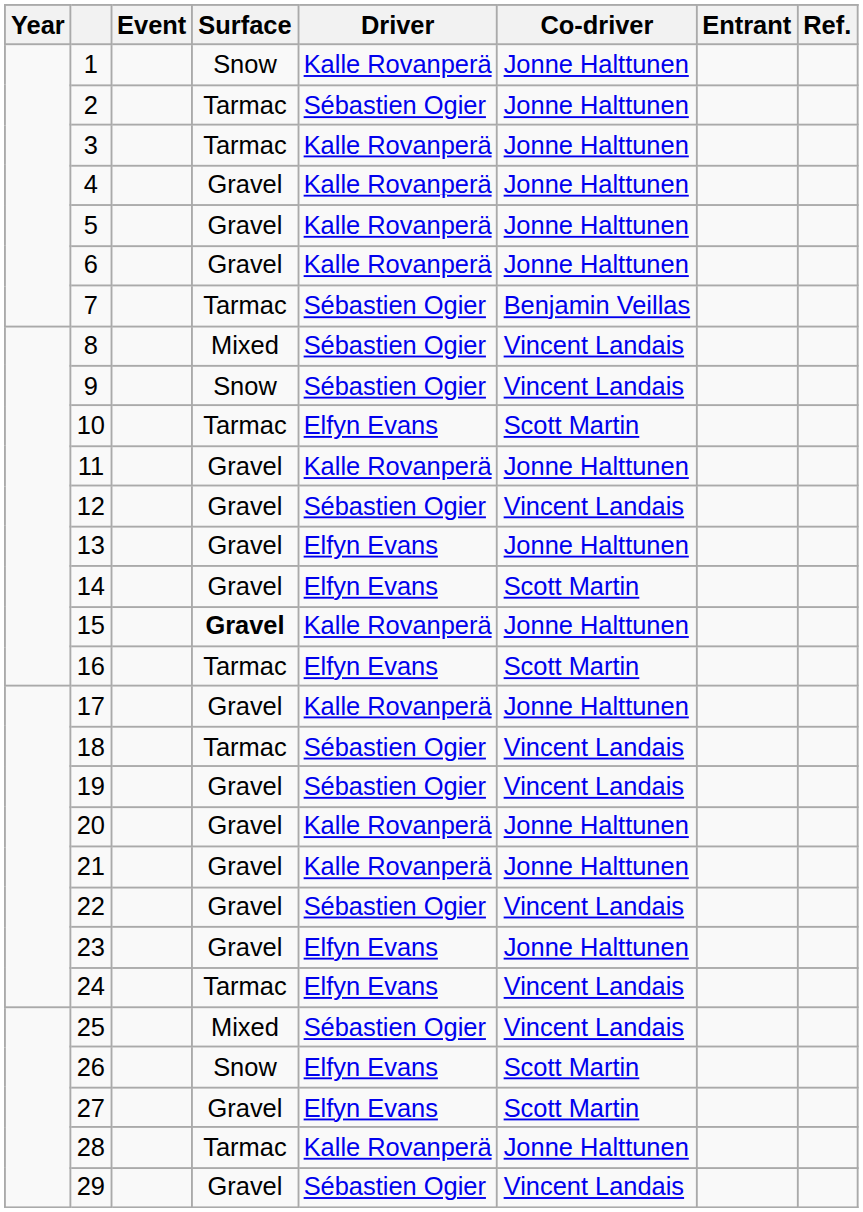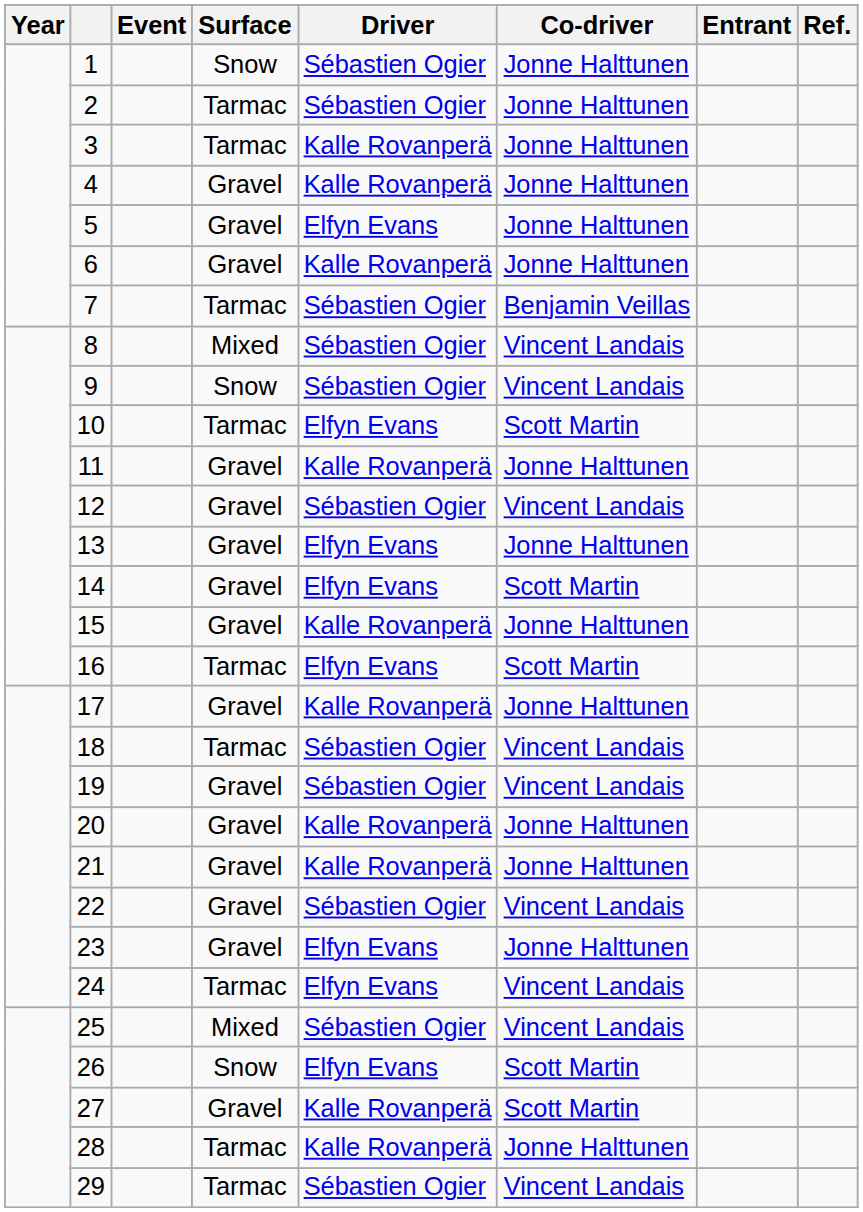(398, 65) Kalle Rovanperä -> (395, 65) Sébastien Ogier
(398, 225) Kalle Rovanperä -> (371, 225) Elfyn Evans
(245, 626) bold -> (245, 626) normal
(371, 1107) Elfyn Evans -> (398, 1107) Kalle Rovanperä
(245, 1187) Gravel -> (245, 1187) Tarmac
